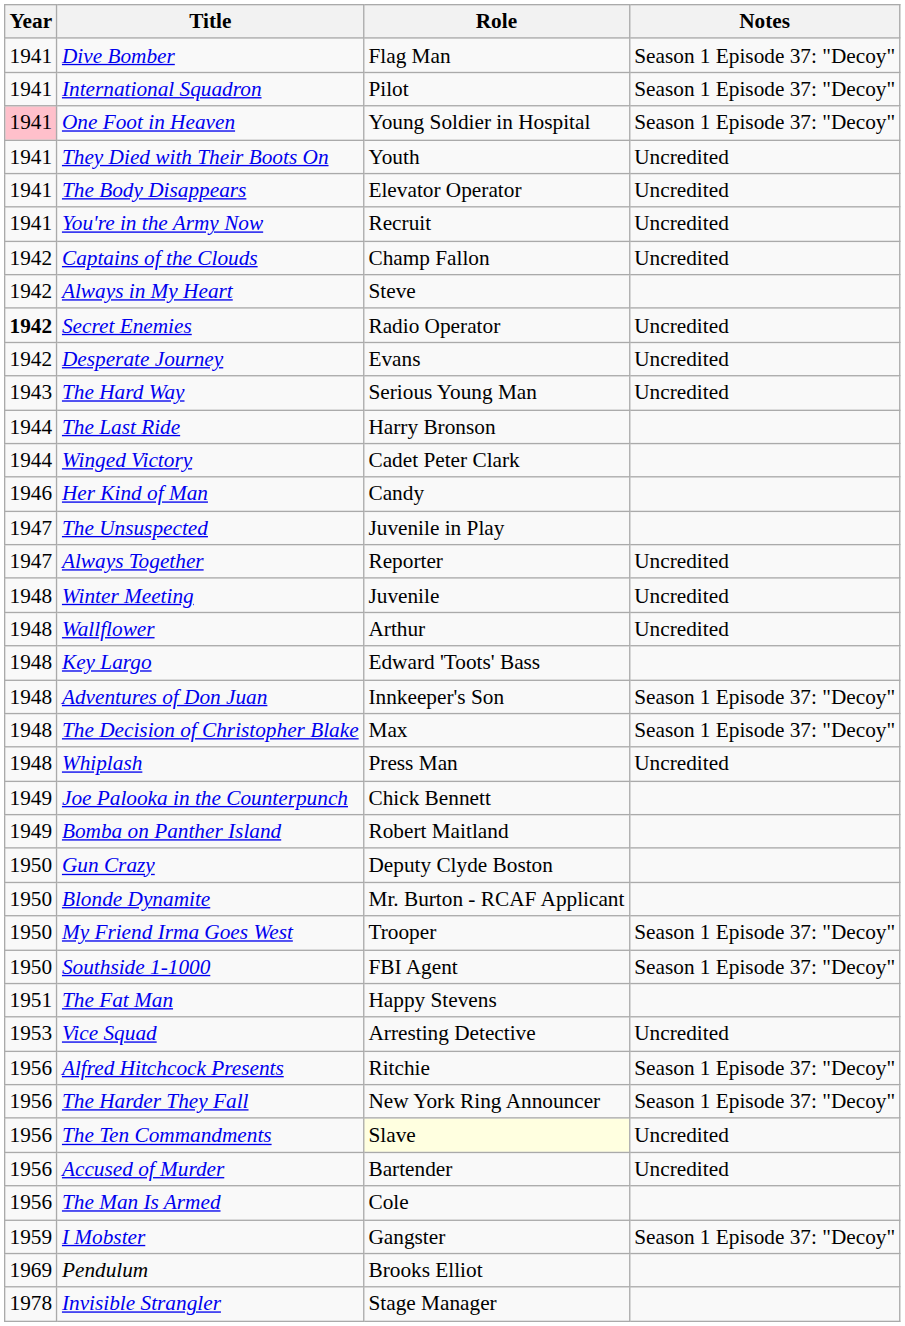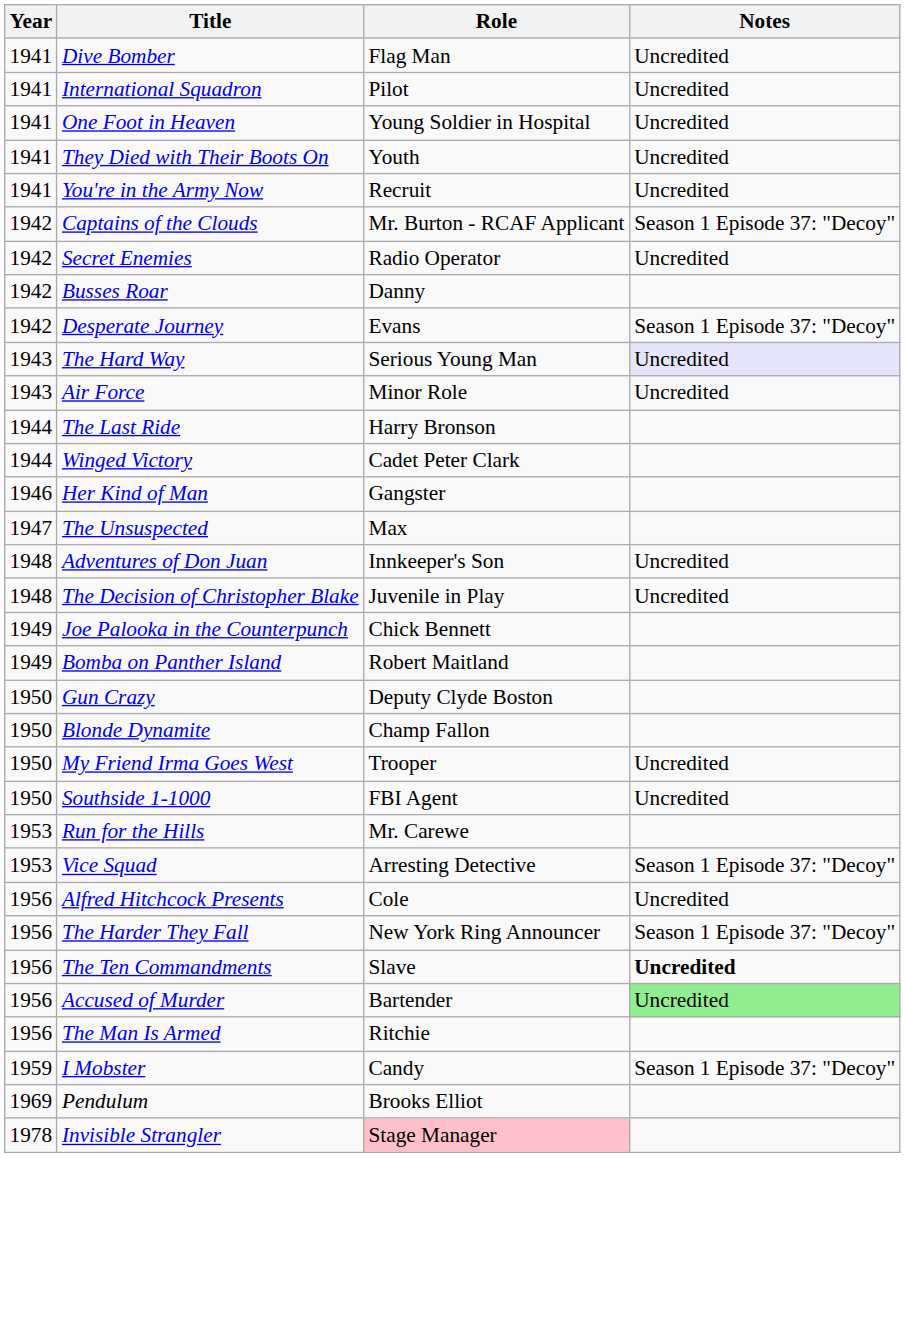(765, 55) Season 1 Episode 37: "Decoy" -> (681, 55) Uncredited
(765, 88) Season 1 Episode 37: "Decoy" -> (681, 88) Uncredited
(31, 122) pink background -> (31, 122) no background
(765, 122) Season 1 Episode 37: "Decoy" -> (681, 122) Uncredited
- row: (154, 190)
(429, 257) Champ Fallon -> (496, 223) Mr. Burton - RCAF Applicant
(681, 257) Uncredited -> (765, 223) Season 1 Episode 37: "Decoy"
- row: (147, 291)
(31, 325) bold -> (31, 257) normal
+ row: (115, 291)
(681, 358) Uncredited -> (765, 325) Season 1 Episode 37: "Decoy"
(681, 392) no background -> (681, 358) lavender background
+ row: (103, 392)
(396, 493) Candy -> (407, 493) Gangster
(436, 527) Juvenile in Play -> (388, 527) Max
- row: (133, 561)
- row: (128, 595)
- row: (108, 628)
- row: (107, 662)
(765, 696) Season 1 Episode 37: "Decoy" -> (681, 561) Uncredited
(388, 730) Max -> (436, 595) Juvenile in Play
(765, 730) Season 1 Episode 37: "Decoy" -> (681, 595) Uncredited
- row: (102, 763)
(496, 898) Mr. Burton - RCAF Applicant -> (429, 730) Champ Fallon
(765, 932) Season 1 Episode 37: "Decoy" -> (681, 763) Uncredited
(765, 966) Season 1 Episode 37: "Decoy" -> (681, 797) Uncredited
- row: (117, 1000)
+ row: (133, 831)
(681, 1033) Uncredited -> (765, 865) Season 1 Episode 37: "Decoy"
(399, 1067) Ritchie -> (389, 898) Cole
(765, 1067) Season 1 Episode 37: "Decoy" -> (681, 898) Uncredited
(392, 1135) lightyellow background -> (392, 966) no background
(681, 1135) normal -> (685, 966) bold
(681, 1168) no background -> (681, 1000) lightgreen background
(389, 1202) Cole -> (399, 1033) Ritchie
(407, 1236) Gangster -> (396, 1067) Candy
(433, 1303) no background -> (433, 1135) pink background
